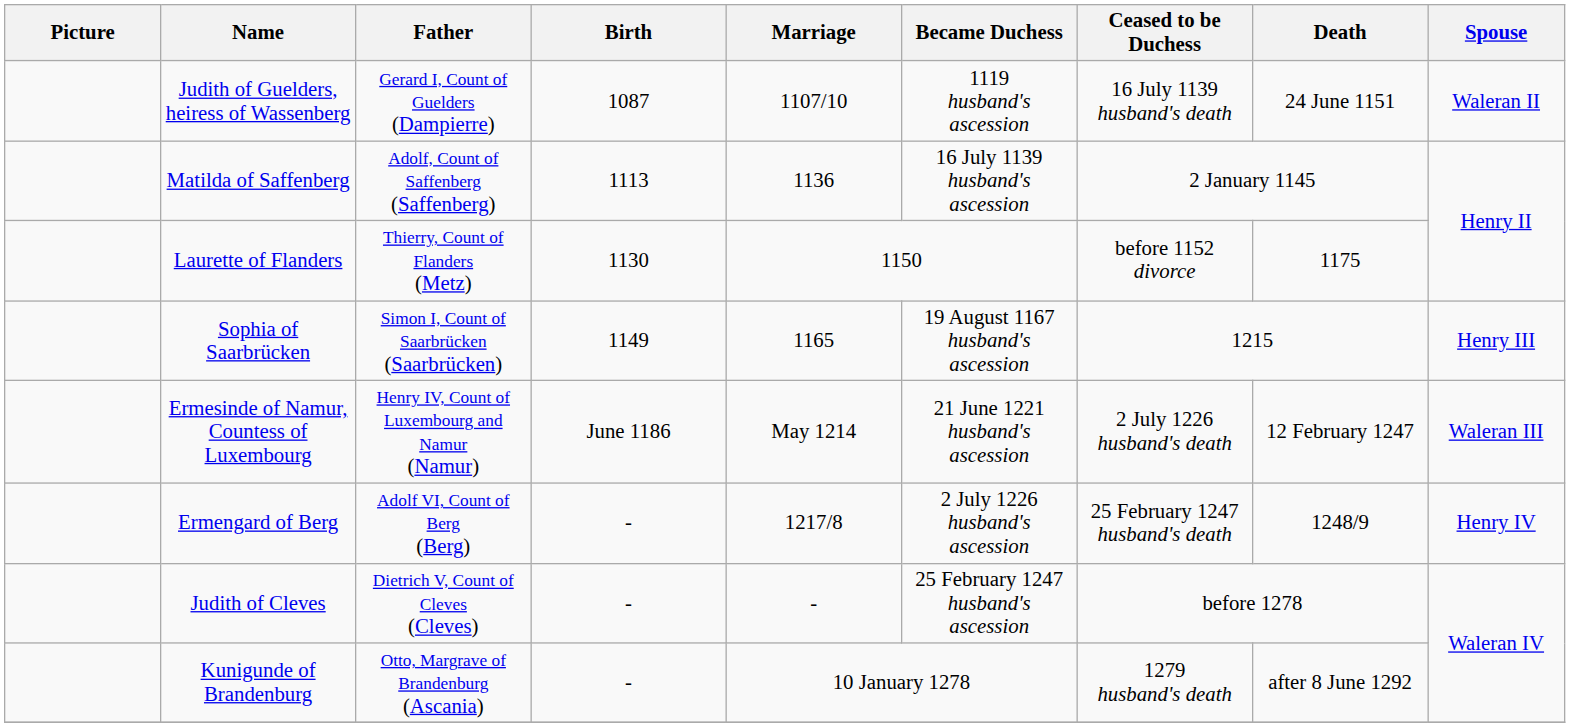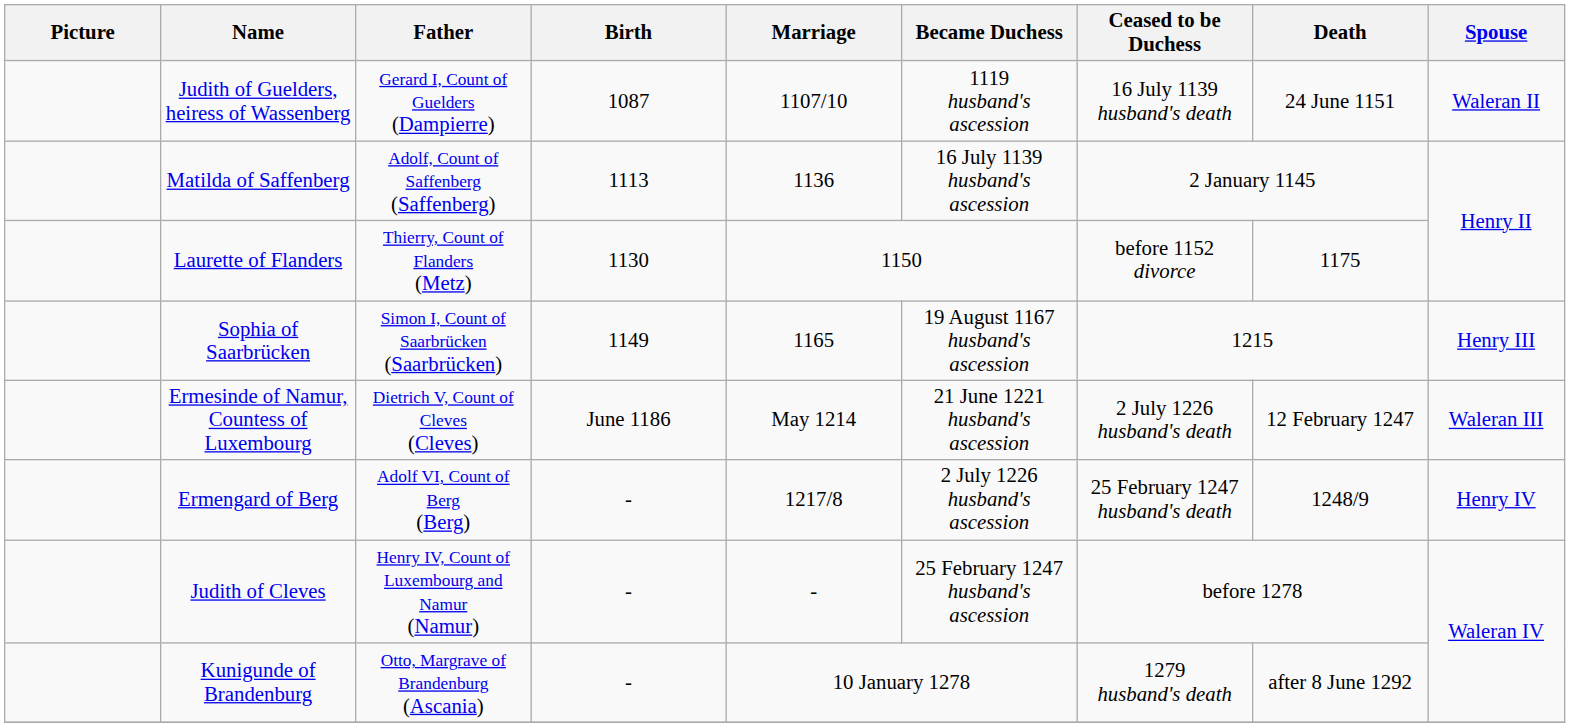(443, 432) Henry IV, Count of Luxembourg and Namur (Namur) -> (443, 421) Dietrich V, Count of Cleves (Cleves)
(443, 604) Dietrich V, Count of Cleves (Cleves) -> (443, 592) Henry IV, Count of Luxembourg and Namur (Namur)
